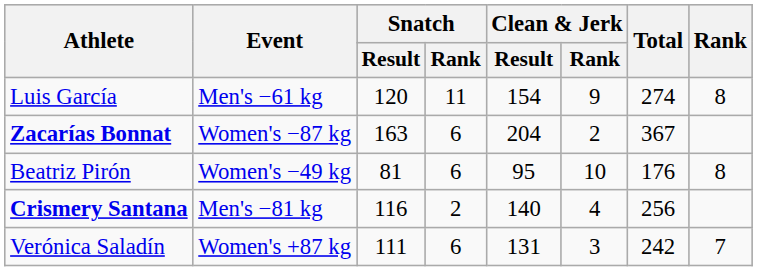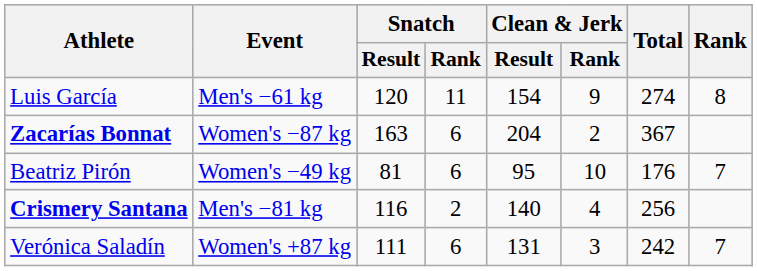(720, 171) 8 -> (720, 171) 7
